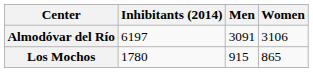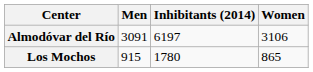columns swapped: (172, 15) <-> (242, 15)
